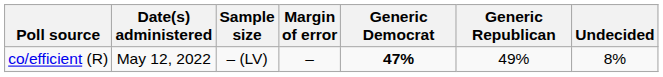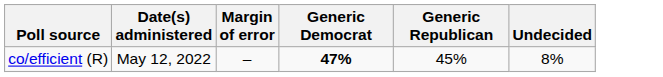- column: (247, 26)
(514, 59) 49% -> (451, 59) 45%
